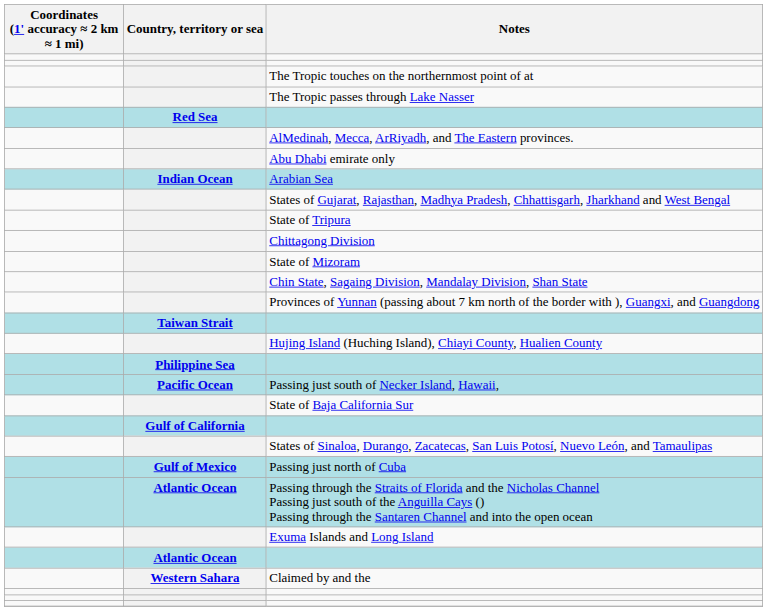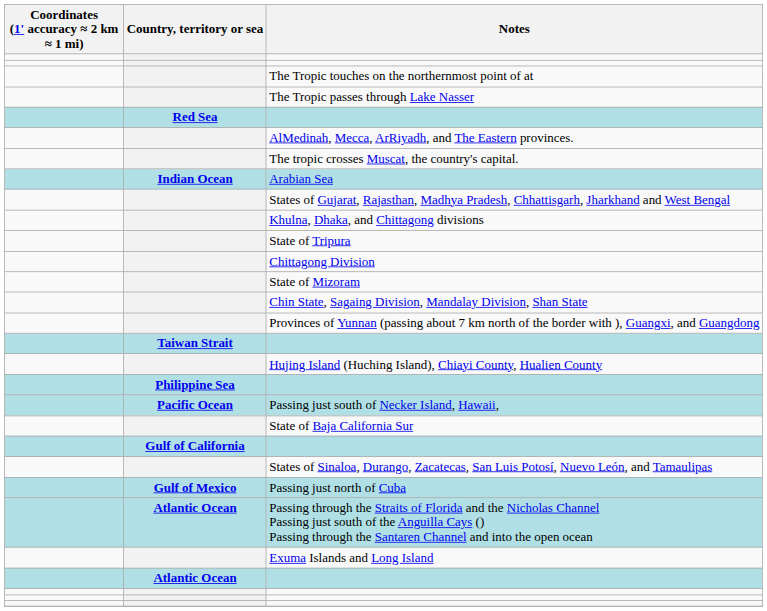- row: (195, 159)
+ row: (195, 159)
+ row: (195, 220)
- row: (195, 578)
